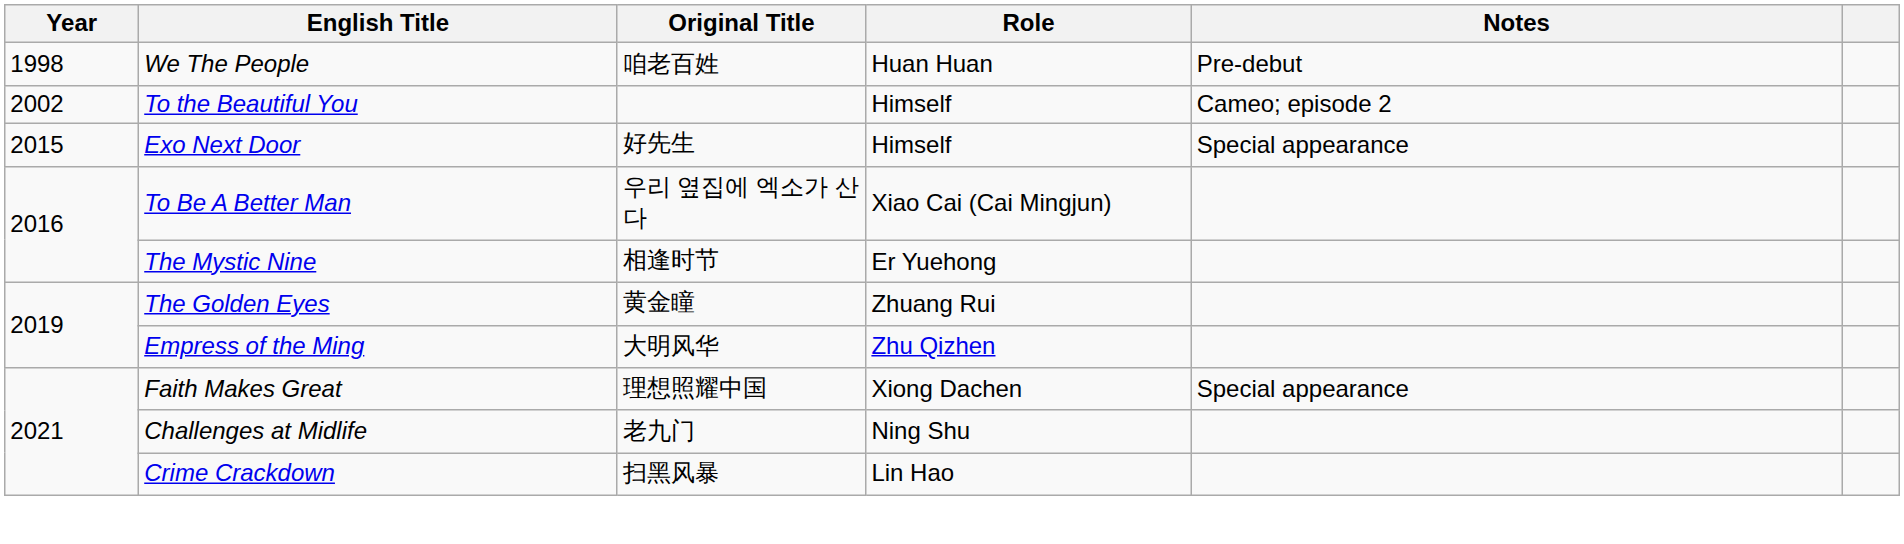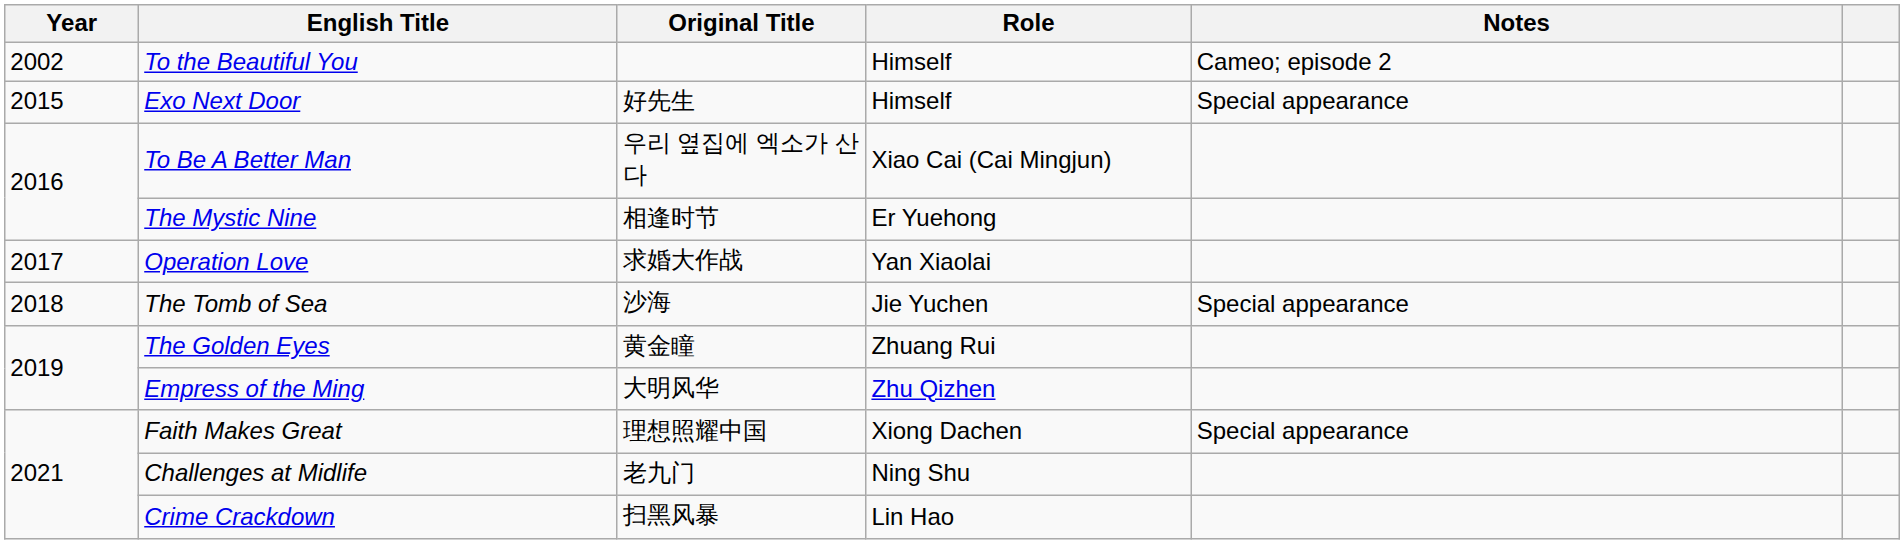- row: (227, 63)
+ row: (226, 261)
+ row: (236, 303)
